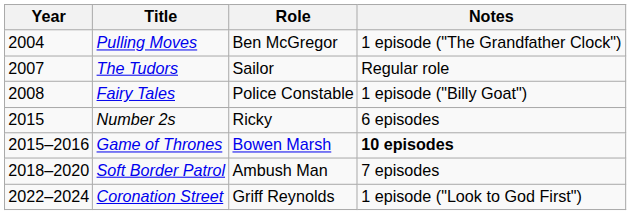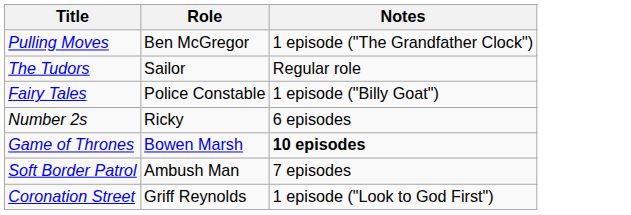- column: (49, 17)
